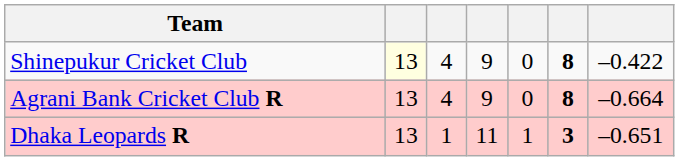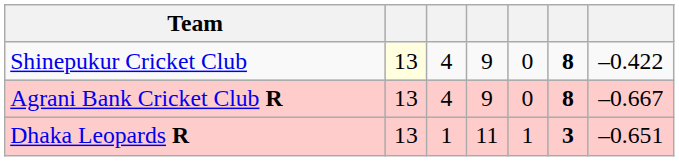(631, 98) –0.664 -> (631, 98) –0.667
